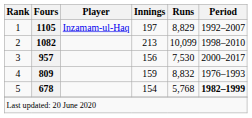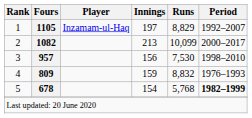(223, 43) 1998–2010 -> (223, 43) 2000–2017
(223, 58) 2000–2017 -> (223, 58) 1998–2010
